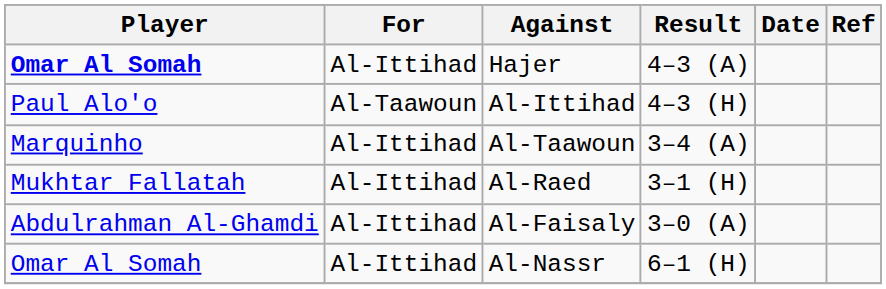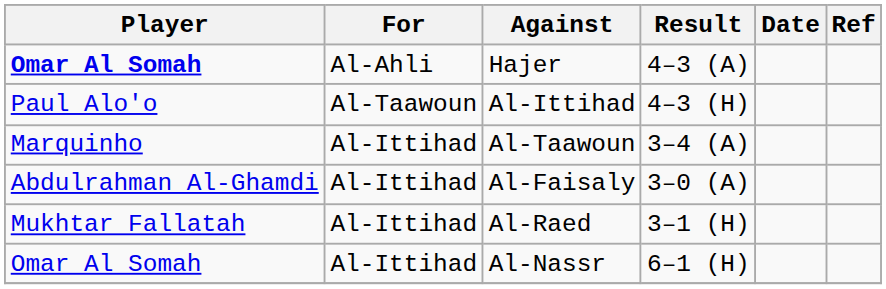(404, 65) Al-Ittihad -> (382, 65) Al-Ahli
rows swapped: (562, 224) <-> (540, 184)
